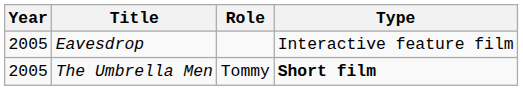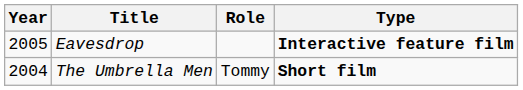(396, 45) normal -> (396, 45) bold
(28, 71) 2005 -> (28, 71) 2004
